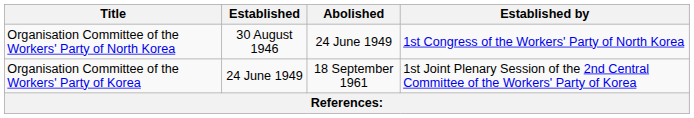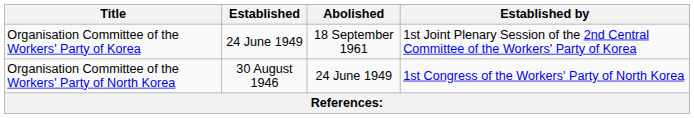rows swapped: (93, 41) <-> (93, 75)
